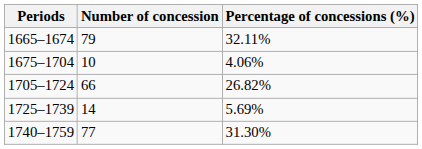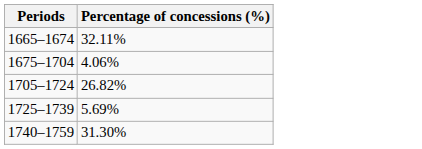- column: (150, 16)
